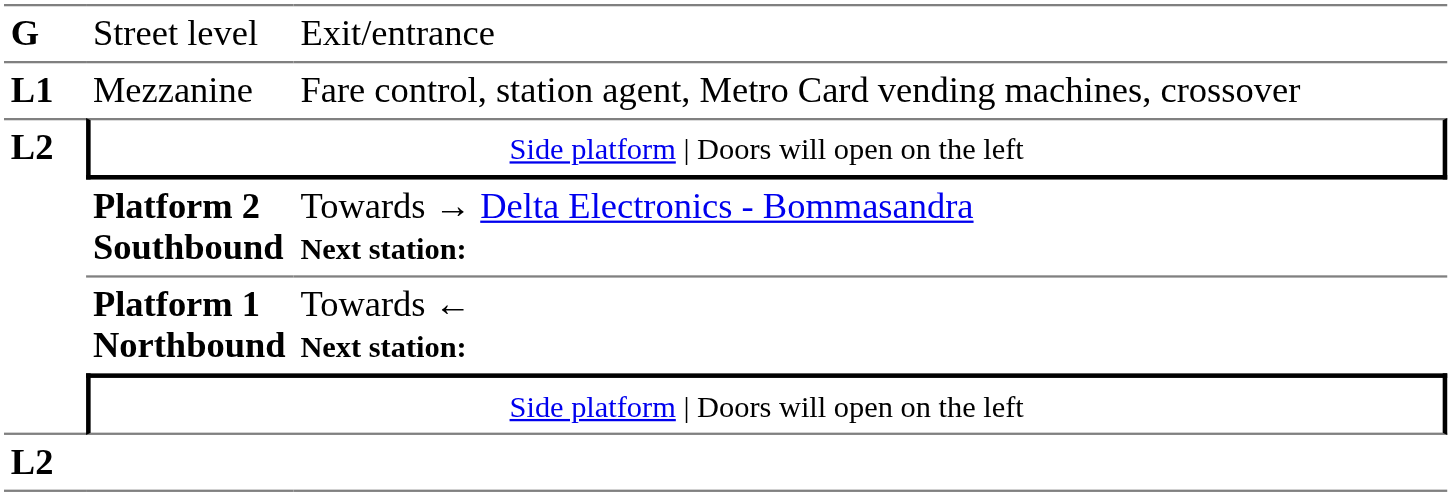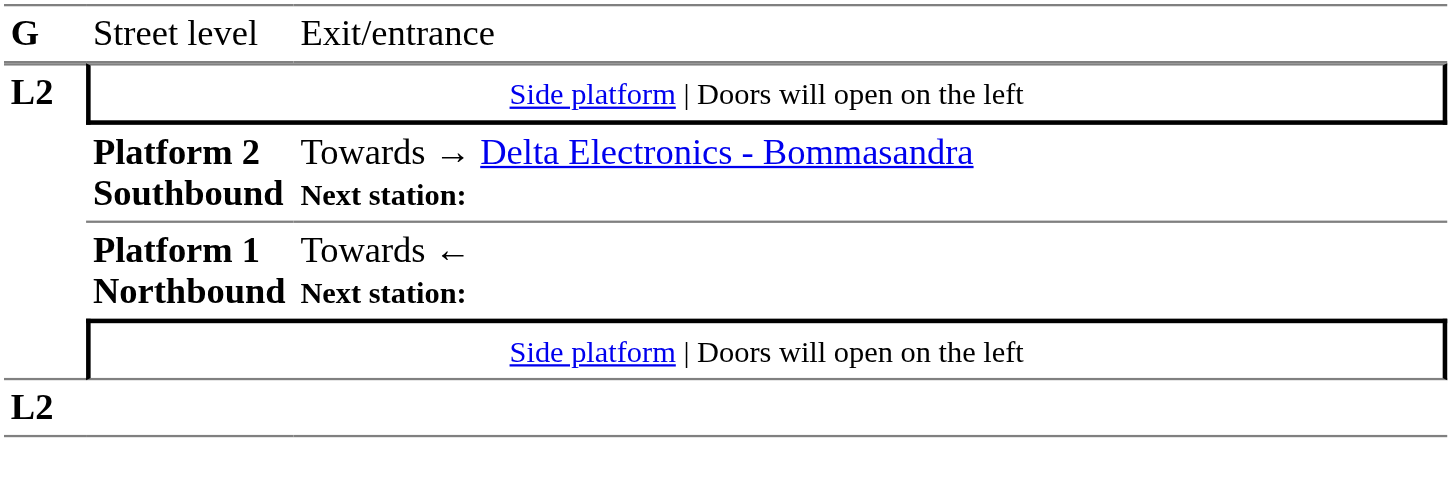- row: (173, 90)
